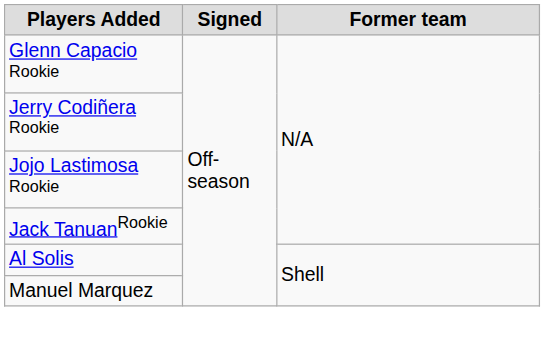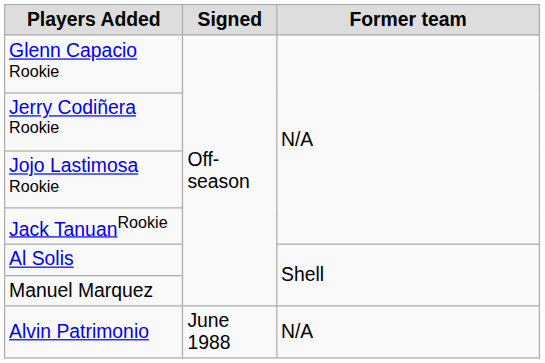+ row: (79, 331)
